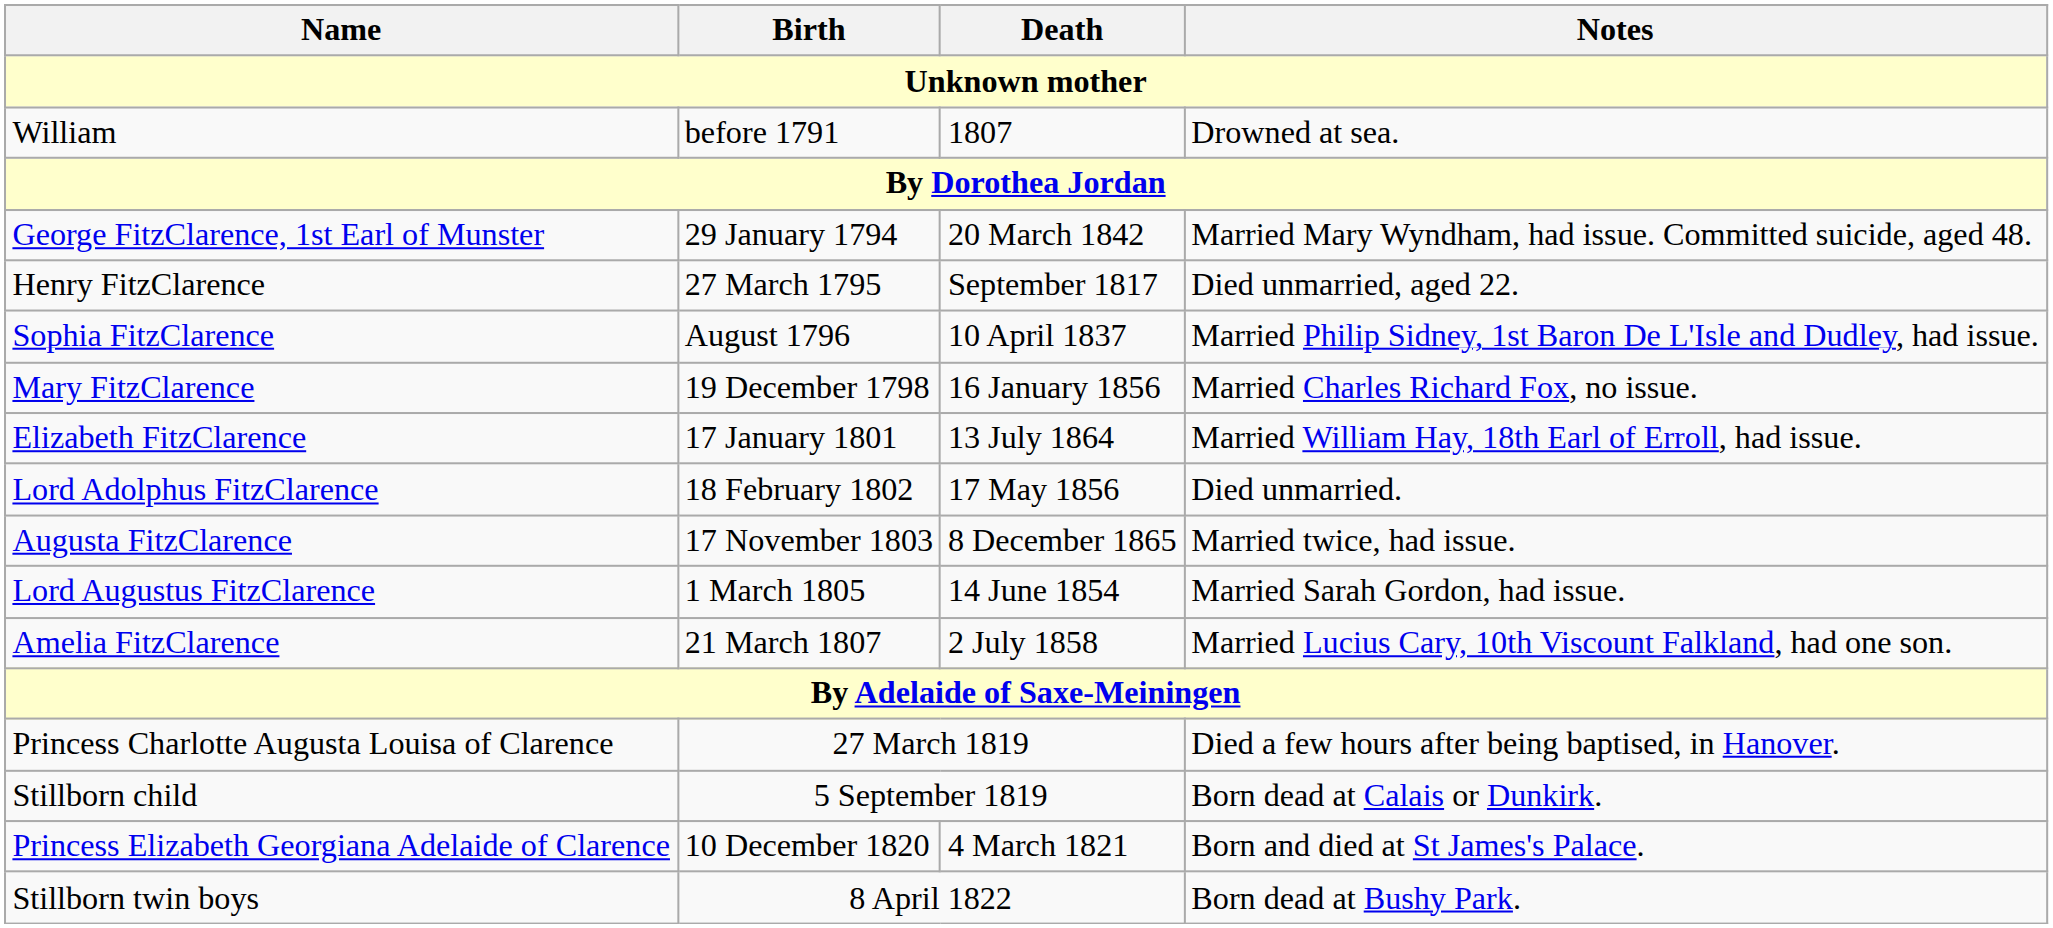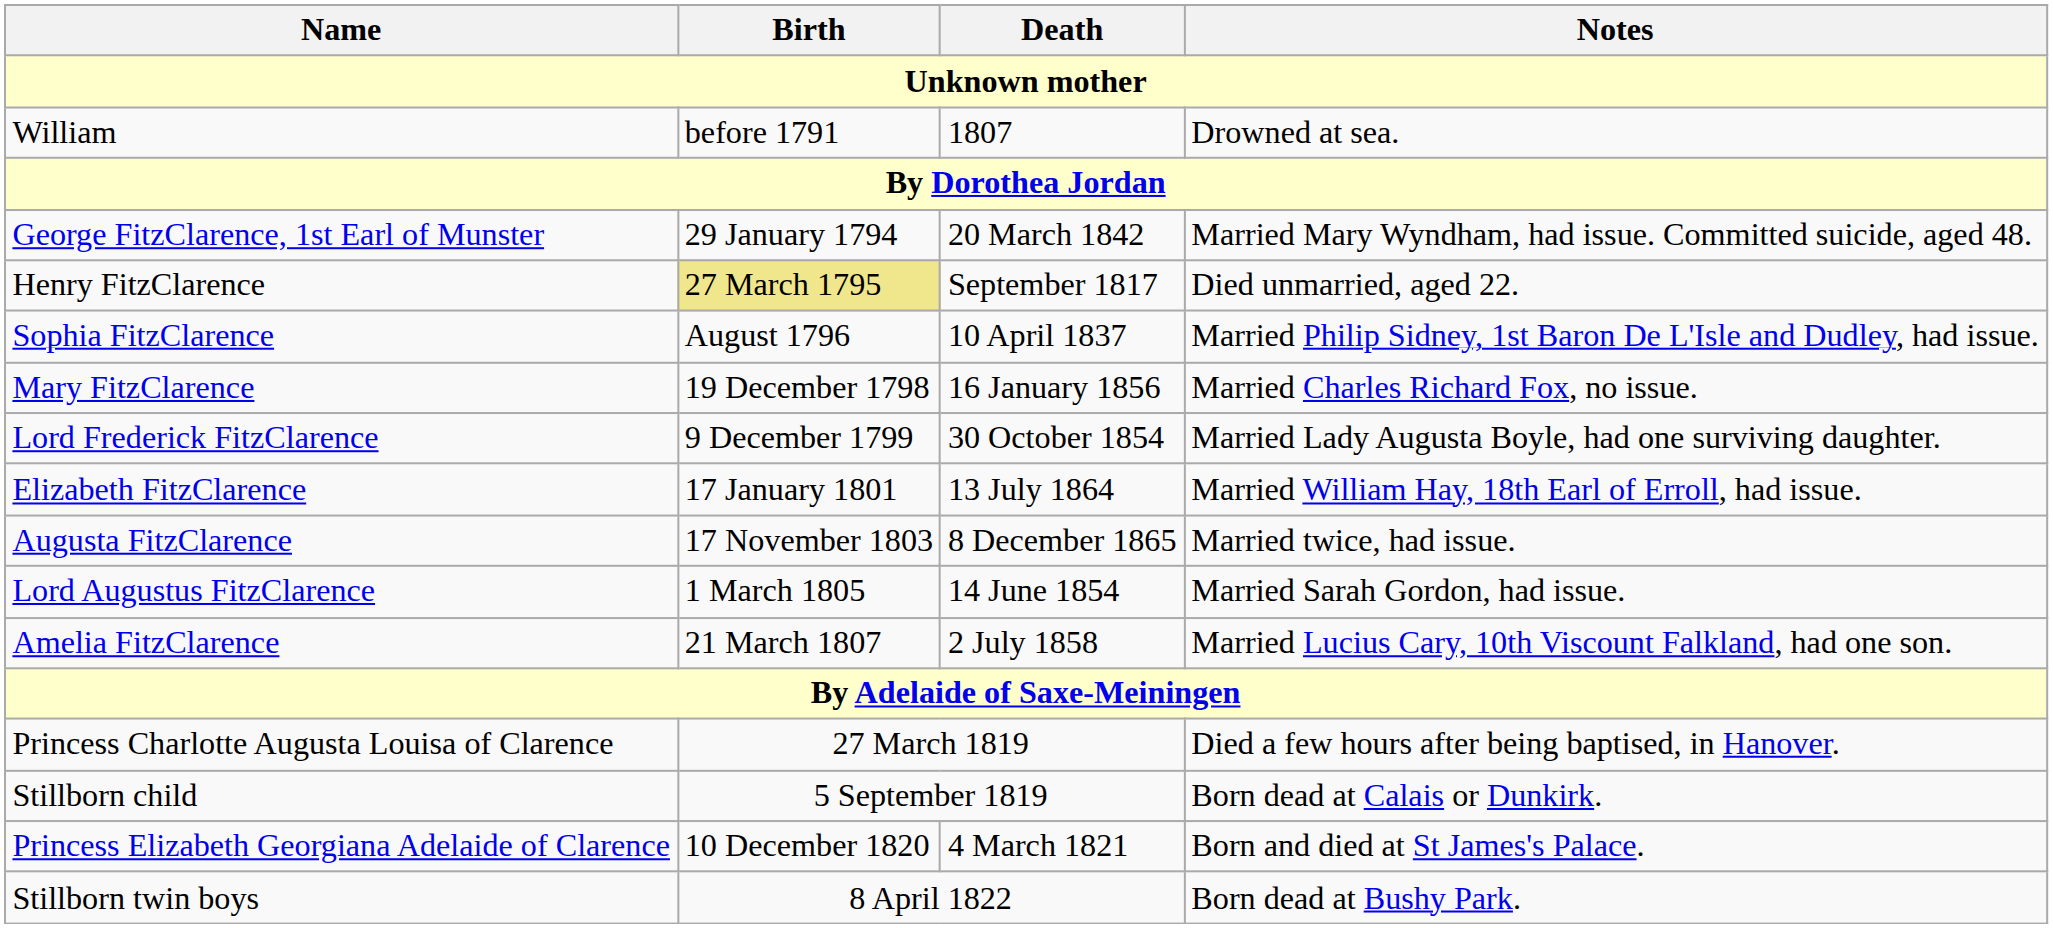(783, 285) no background -> (783, 285) khaki background
+ row: (195, 438)
- row: (196, 489)
